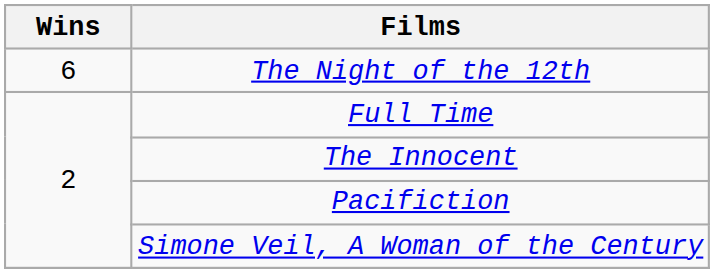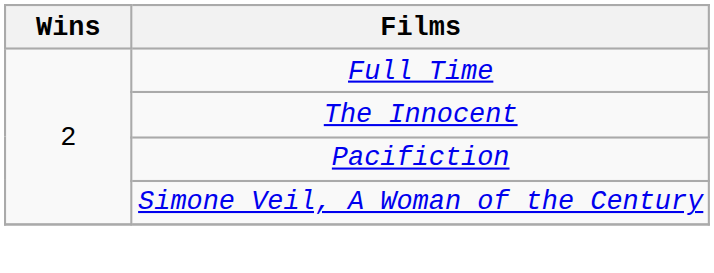- row: (421, 71)
